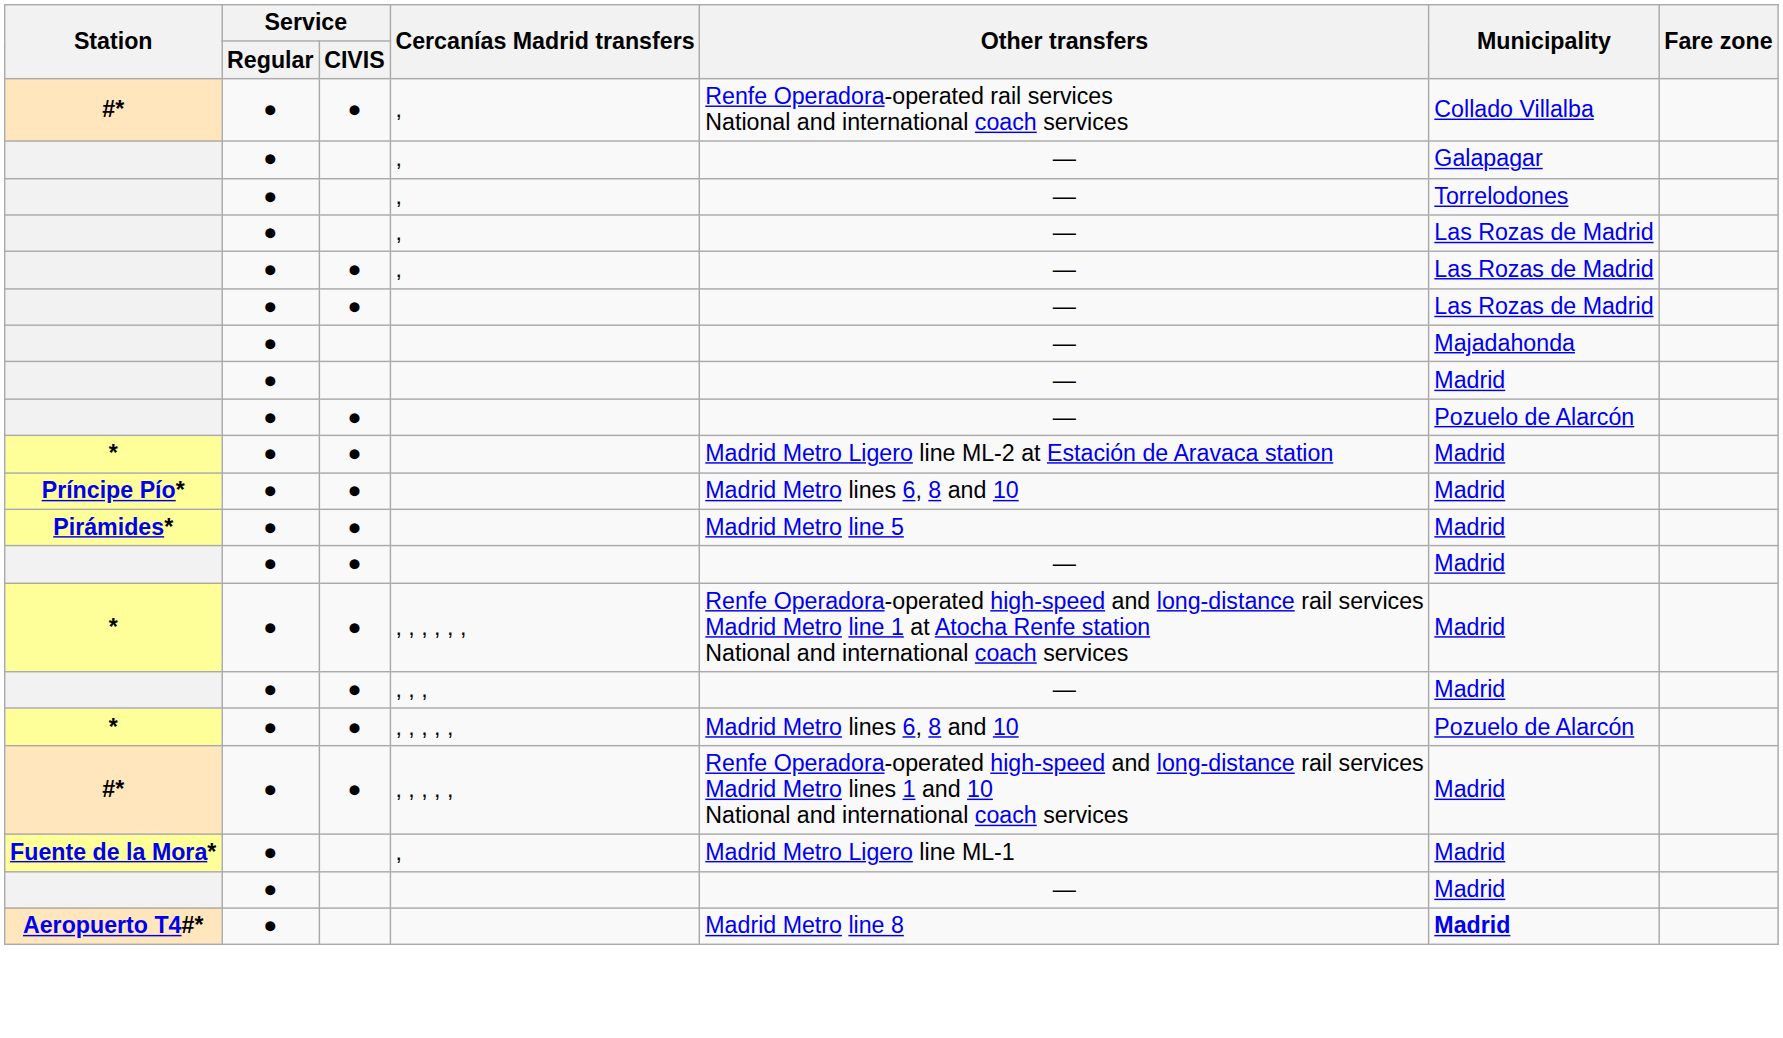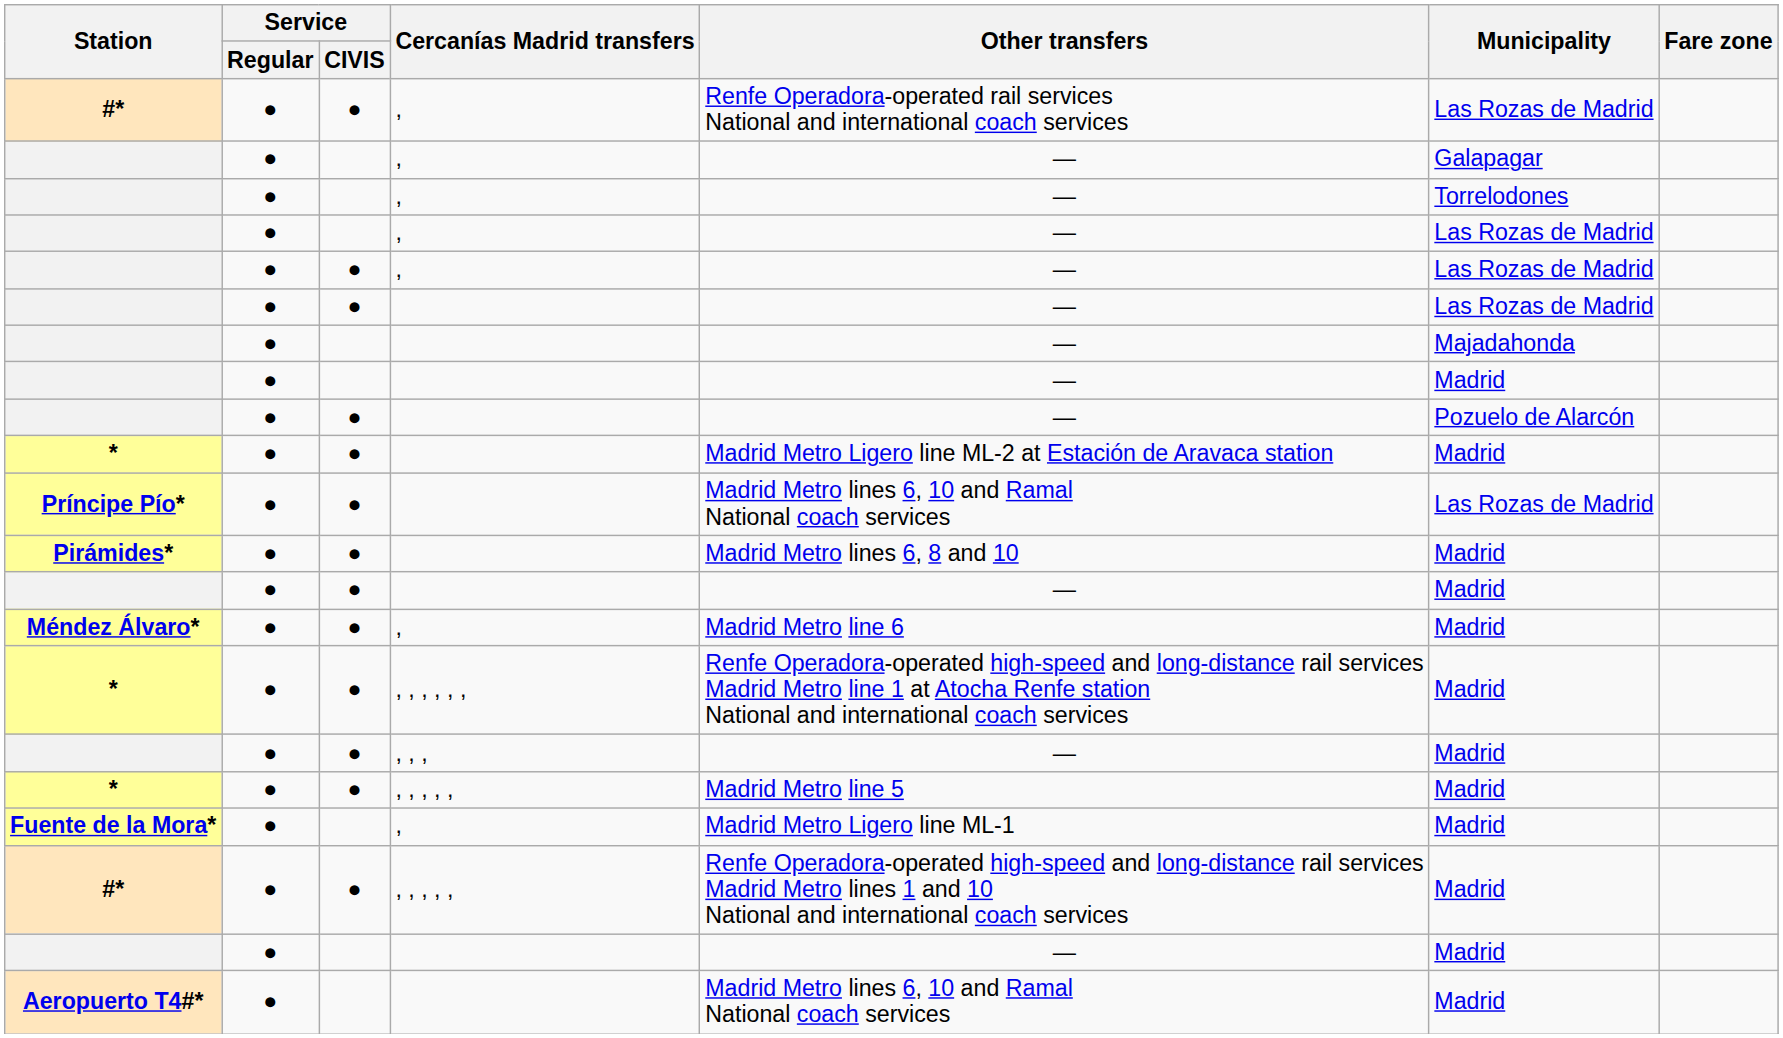(1514, 109) Collado Villalba -> (1544, 109) Las Rozas de Madrid
(862, 490) Madrid Metro lines 6, 8 and 10 -> (889, 503) Madrid Metro lines 6, 10 and Ramal National coach services
(1470, 490) Madrid -> (1544, 503) Las Rozas de Madrid
(805, 527) Madrid Metro line 5 -> (862, 553) Madrid Metro lines 6, 8 and 10
+ row: (113, 627)
(862, 726) Madrid Metro lines 6, 8 and 10 -> (805, 789) Madrid Metro line 5
(1534, 726) Pozuelo de Alarcón -> (1470, 789) Madrid
rows swapped: (113, 789) <-> (113, 852)
(805, 926) Madrid Metro line 8 -> (889, 1002) Madrid Metro lines 6, 10 and Ramal National coach services
(1472, 926) bold -> (1470, 1002) normal
